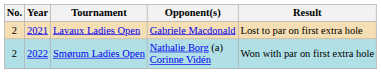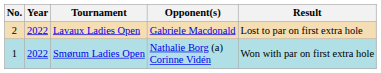(38, 30) 2021 -> (38, 30) 2022
(14, 54) 2 -> (14, 54) 1
